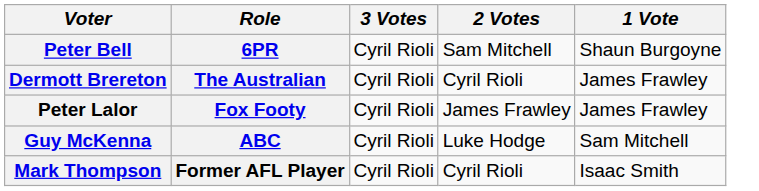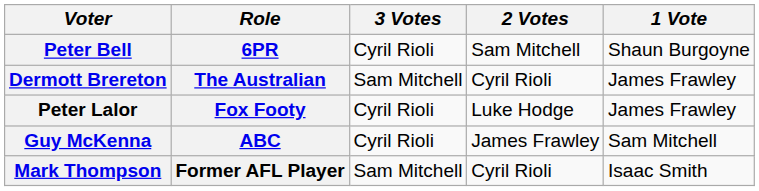(394, 79) Cyril Rioli -> (408, 79) Sam Mitchell
(507, 110) James Frawley -> (523, 110) Luke Hodge
(494, 140) Luke Hodge -> (535, 140) James Frawley
(394, 170) Cyril Rioli -> (408, 170) Sam Mitchell
